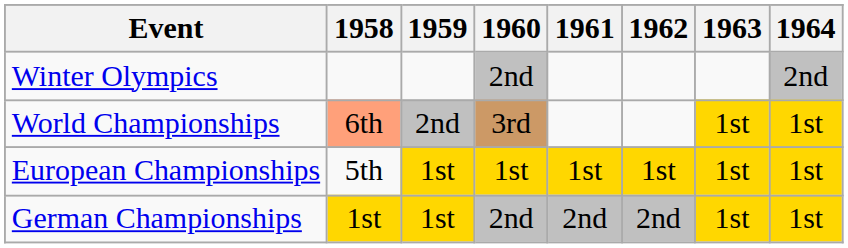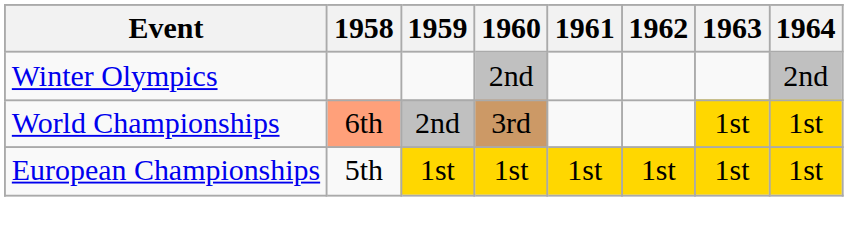- row: (157, 218)
